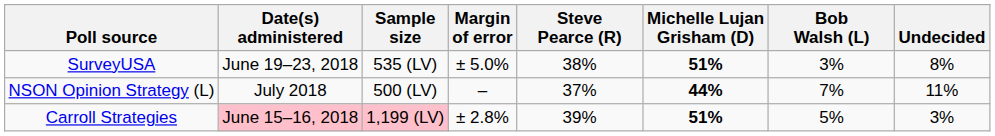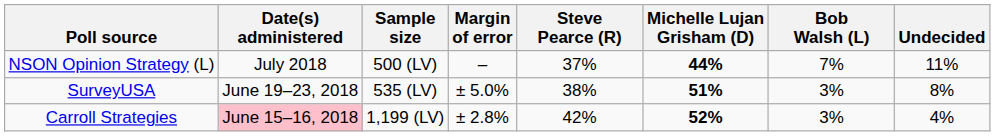rows swapped: (111, 91) <-> (111, 64)
(405, 118) pink background -> (405, 118) no background
(580, 118) 39% -> (580, 118) 42%
(706, 118) 51% -> (706, 118) 52%
(832, 118) 5% -> (832, 118) 3%
(942, 118) 3% -> (942, 118) 4%
